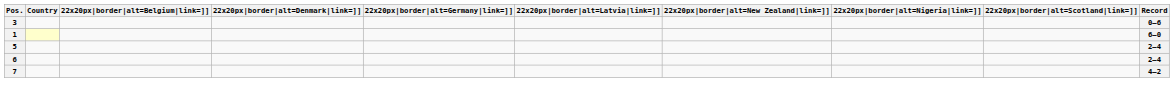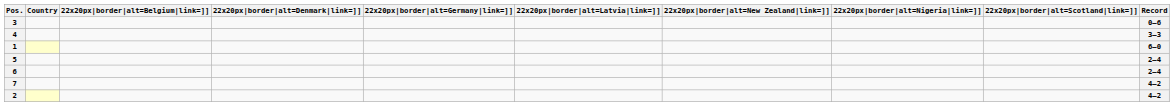+ row: (15, 34)
+ row: (15, 95)
